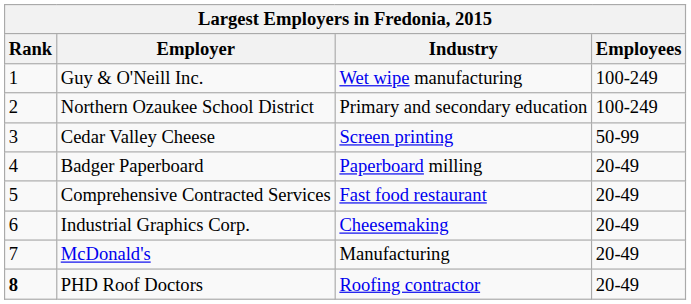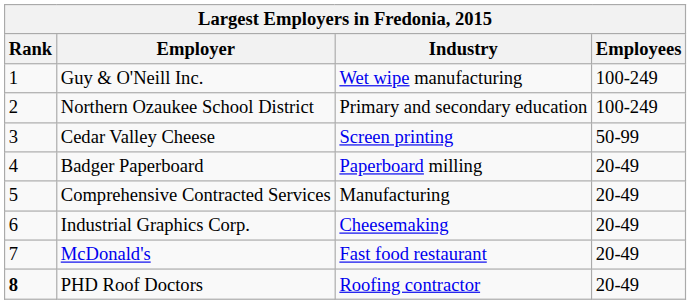(413, 195) Fast food restaurant -> (395, 195) Manufacturing
(395, 254) Manufacturing -> (413, 254) Fast food restaurant
